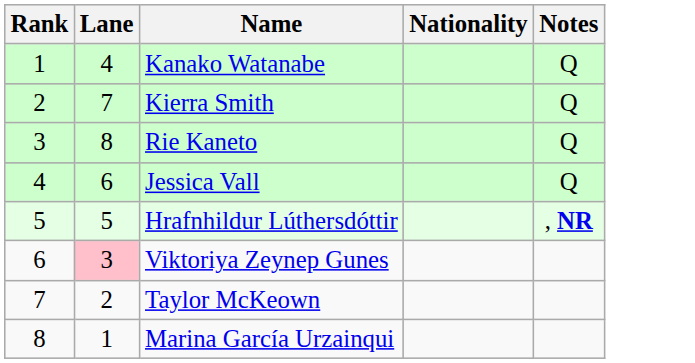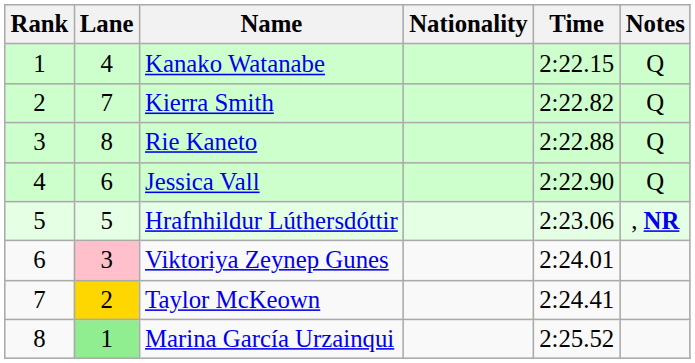+ column: (577, 24)
(107, 299) no background -> (107, 299) gold background
(107, 338) no background -> (107, 338) lightgreen background
